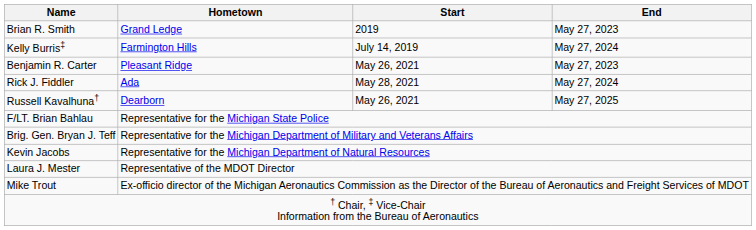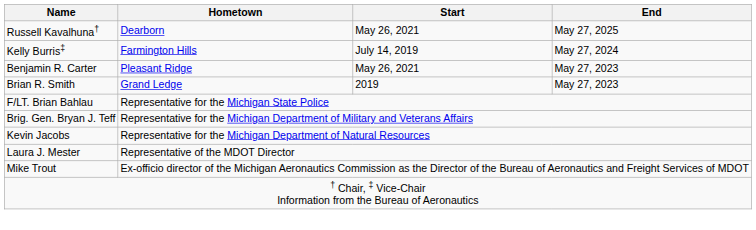rows swapped: (53, 100) <-> (41, 29)
- row: (40, 82)
